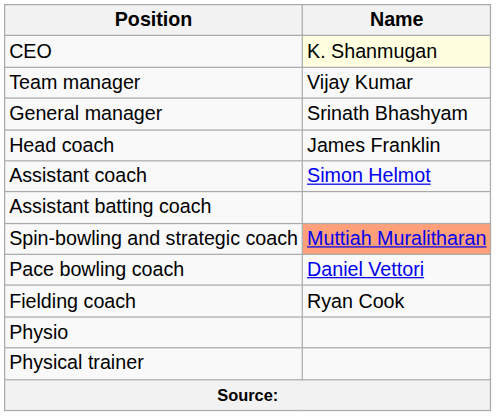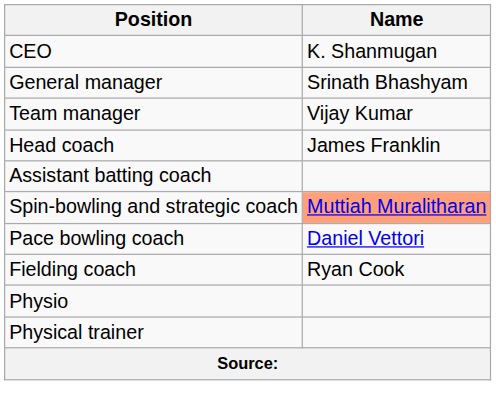(372, 51) lightyellow background -> (372, 51) no background
rows swapped: (86, 113) <-> (75, 82)
- row: (78, 176)
